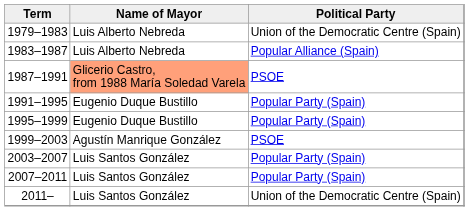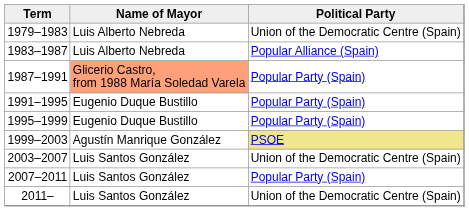(267, 76) PSOE -> (308, 76) Popular Party (Spain)
(267, 139) no background -> (267, 139) khaki background
(308, 158) Popular Party (Spain) -> (356, 158) Union of the Democratic Centre (Spain)
